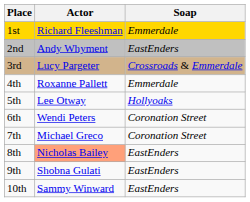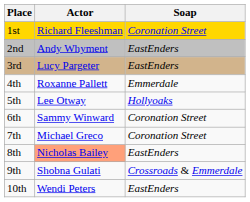(153, 30) Emmerdale -> (167, 30) Coronation Street
(185, 65) Crossroads & Emmerdale -> (153, 65) EastEnders
(66, 118) Wendi Peters -> (76, 118) Sammy Winward
(153, 170) EastEnders -> (185, 170) Crossroads & Emmerdale
(76, 188) Sammy Winward -> (66, 188) Wendi Peters
